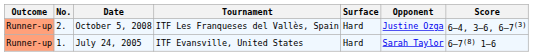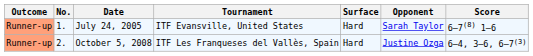rows swapped: (109, 42) <-> (114, 26)
